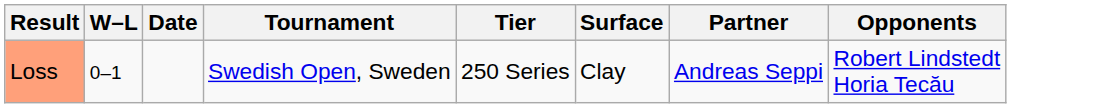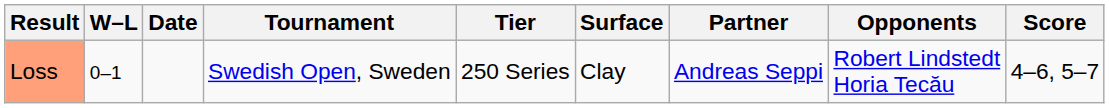+ column: (1055, 22)
